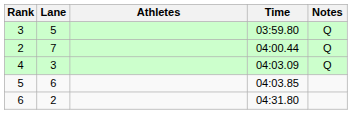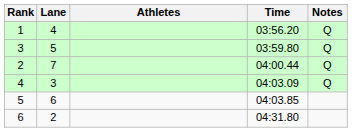+ row: (21, 30)
